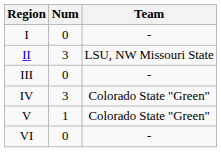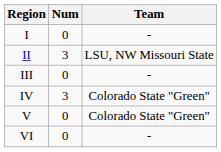(65, 116) 1 -> (65, 116) 0
